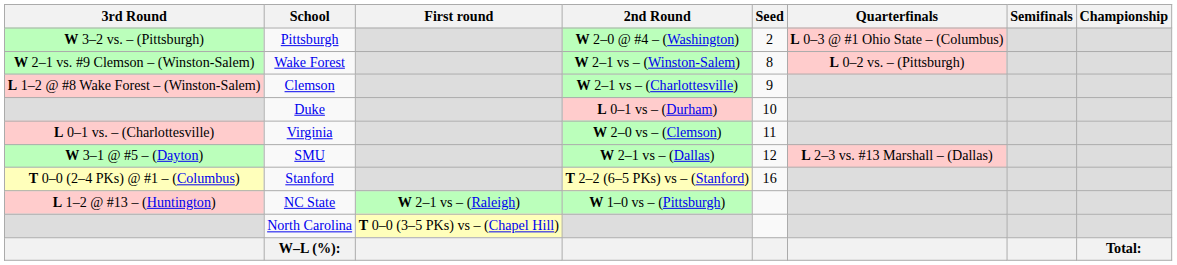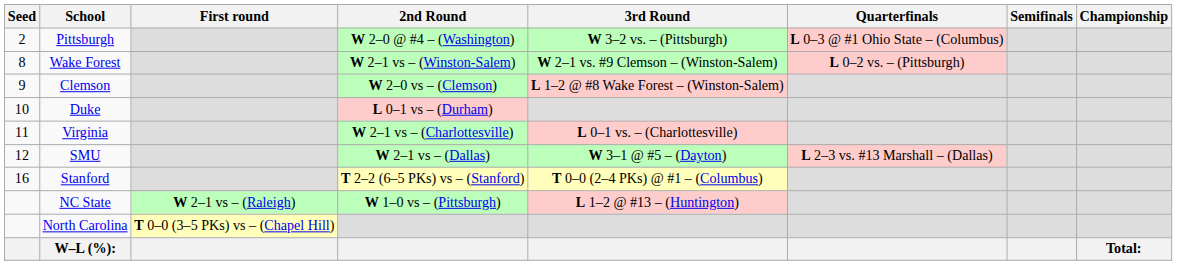columns swapped: (770, 16) <-> (134, 16)
(657, 86) W 2–1 vs – (Charlottesville) -> (433, 86) W 2–0 vs – (Clemson)
(657, 132) W 2–0 vs – (Clemson) -> (433, 132) W 2–1 vs – (Charlottesville)
